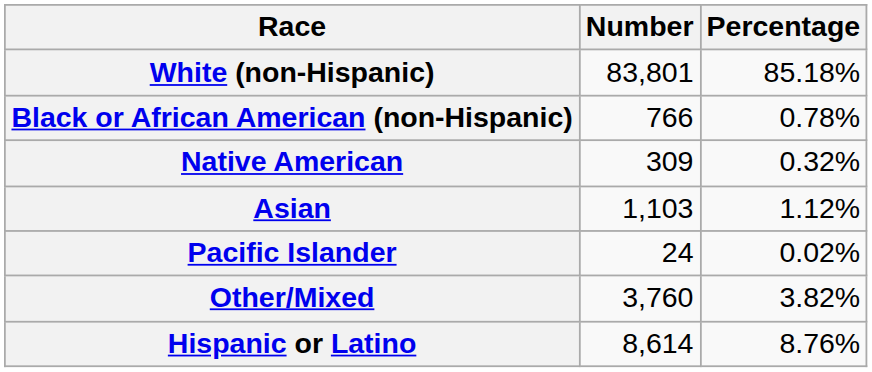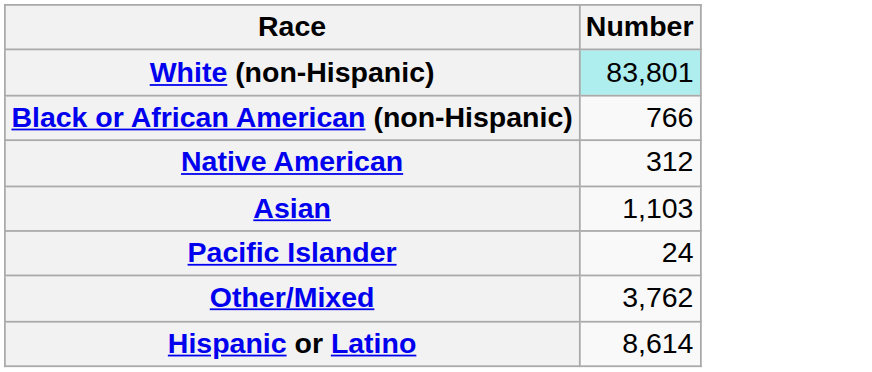- column: (783, 27)
(650, 72) no background -> (650, 72) paleturquoise background
(670, 162) 309 -> (670, 162) 312
(658, 298) 3,760 -> (658, 298) 3,762
